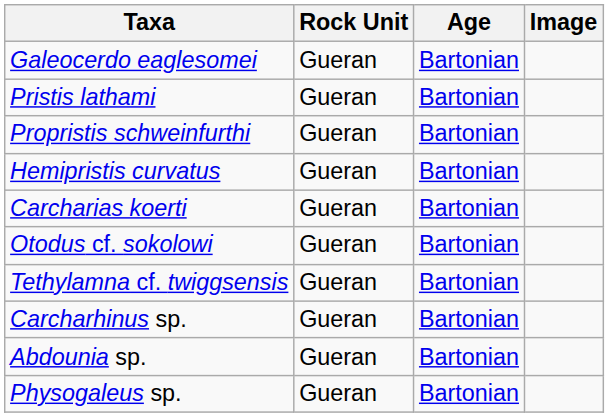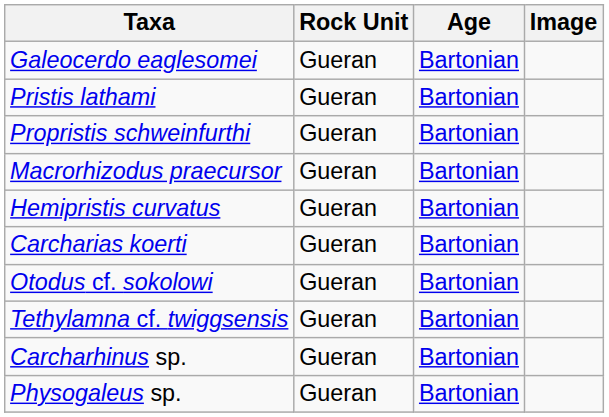+ row: (146, 171)
- row: (78, 356)
